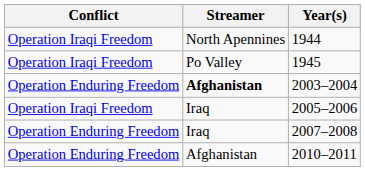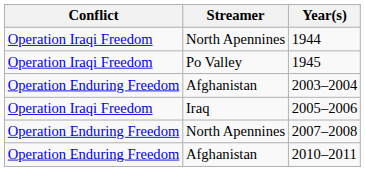(224, 85) bold -> (222, 85) normal
(198, 131) Iraq -> (236, 131) North Apennines
